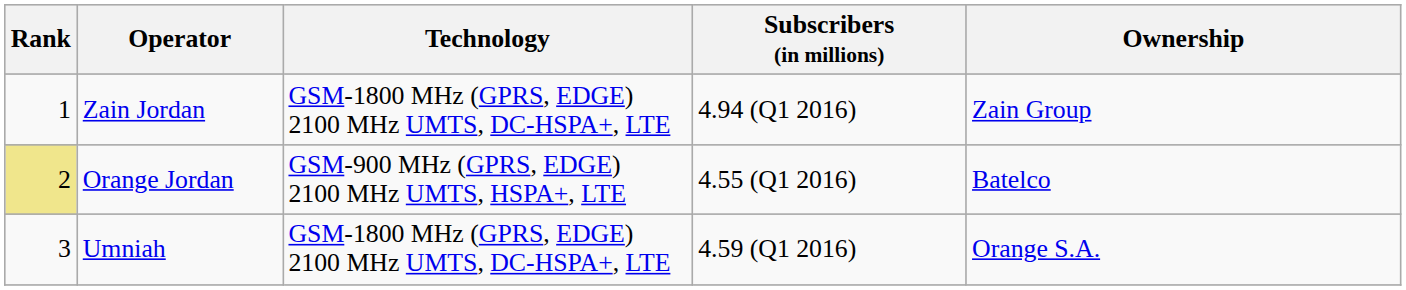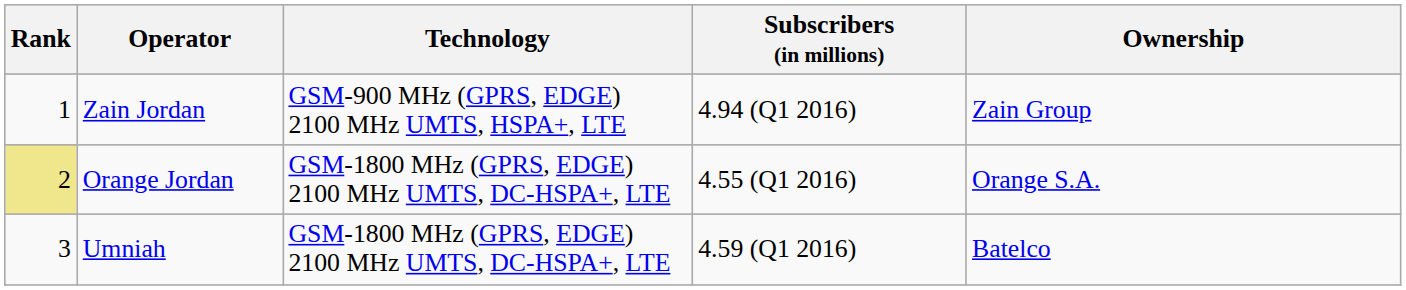(479, 109) GSM-1800 MHz (GPRS, EDGE) 2100 MHz UMTS, DC-HSPA+, LTE -> (457, 109) GSM-900 MHz (GPRS, EDGE) 2100 MHz UMTS, HSPA+, LTE
(457, 179) GSM-900 MHz (GPRS, EDGE) 2100 MHz UMTS, HSPA+, LTE -> (479, 179) GSM-1800 MHz (GPRS, EDGE) 2100 MHz UMTS, DC-HSPA+, LTE
(1011, 179) Batelco -> (1036, 179) Orange S.A.
(1036, 248) Orange S.A. -> (1011, 248) Batelco
